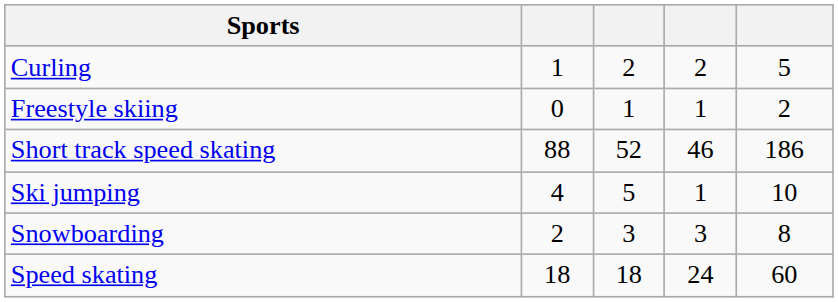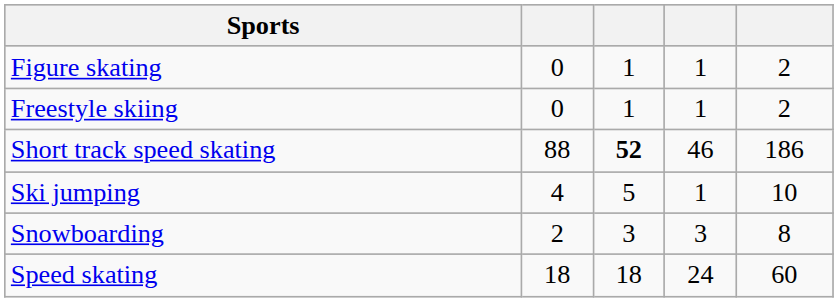- row: (51, 66)
+ row: (86, 66)
(629, 150) normal -> (629, 150) bold
